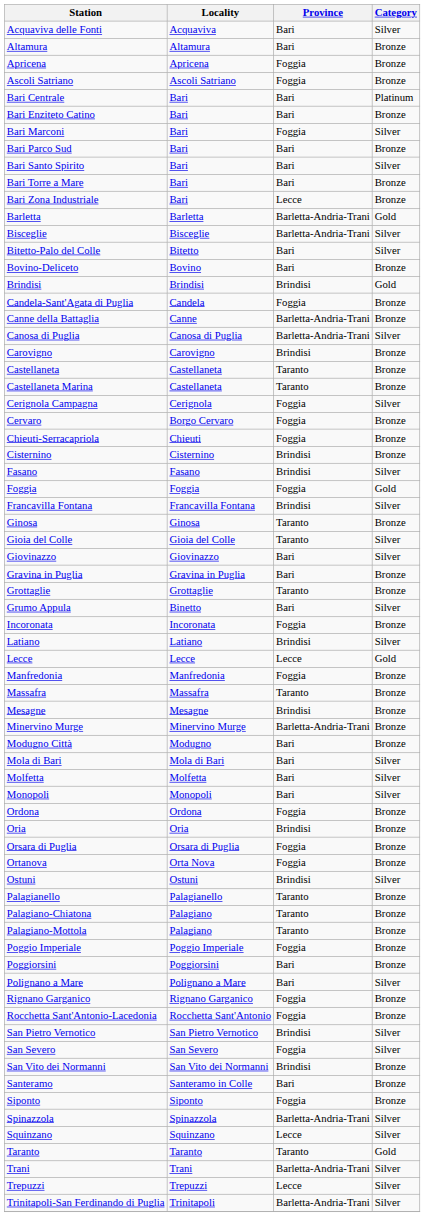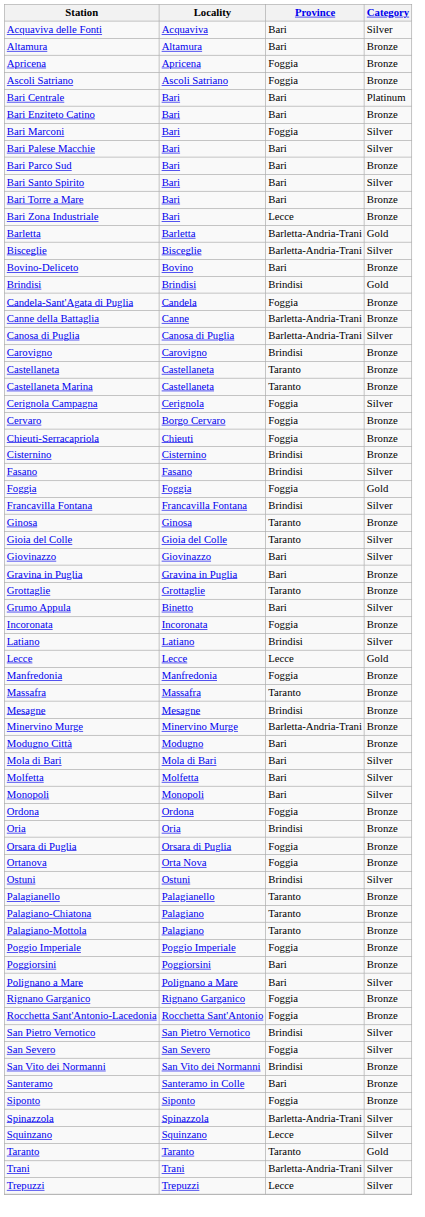+ row: (51, 149)
- row: (54, 251)
- row: (86, 1203)
